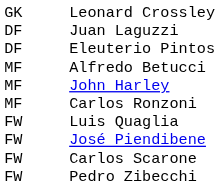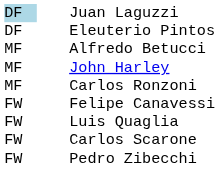- row: (142, 13)
(13, 31) no background -> (13, 13) lightblue background
+ row: (142, 104)
- row: (138, 140)
